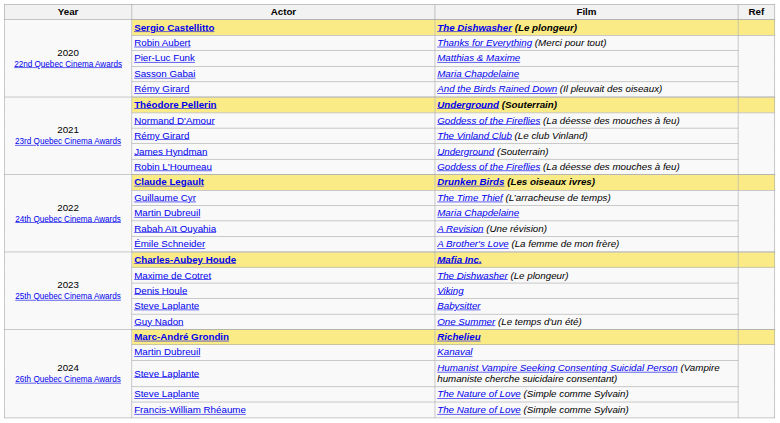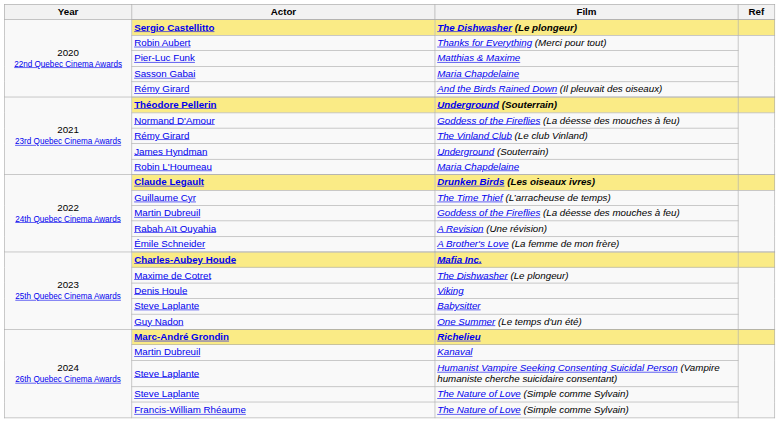(558, 167) Goddess of the Fireflies (La déesse des mouches à feu) -> (478, 167) Maria Chapdelaine
(478, 213) Maria Chapdelaine -> (558, 213) Goddess of the Fireflies (La déesse des mouches à feu)
